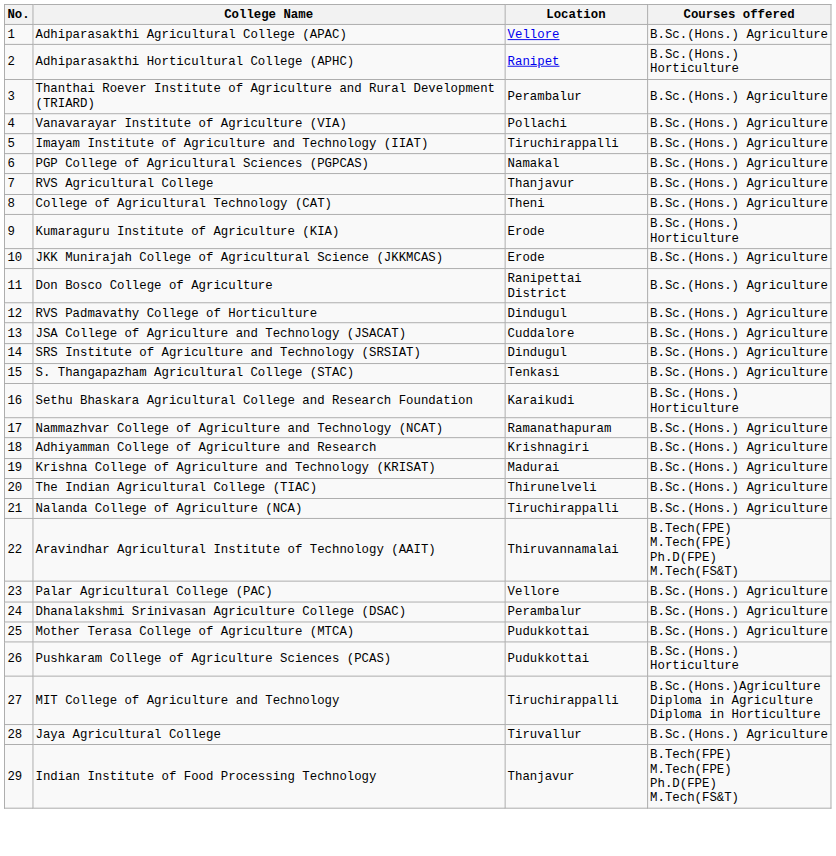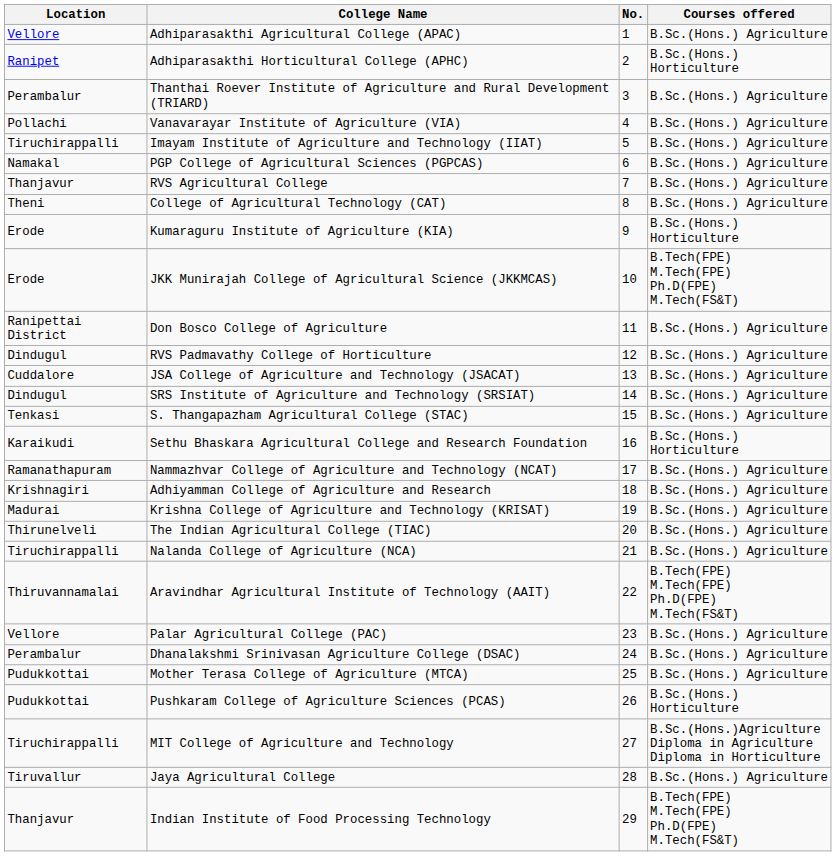columns swapped: (19, 15) <-> (576, 15)
(739, 259) B.Sc.(Hons.) Agriculture -> (695, 280) B.Tech(FPE) M.Tech(FPE) Ph.D(FPE) M.Tech(FS&T)
